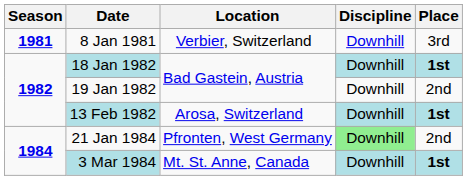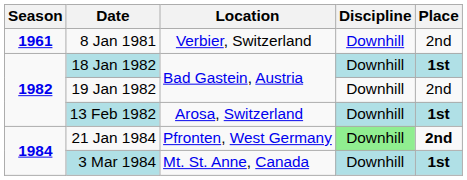(35, 41) 1981 -> (35, 41) 1961
(439, 41) 3rd -> (439, 41) 2nd
(439, 138) normal -> (439, 138) bold
